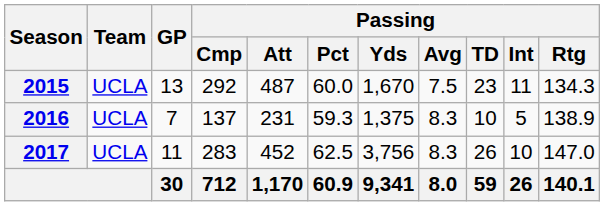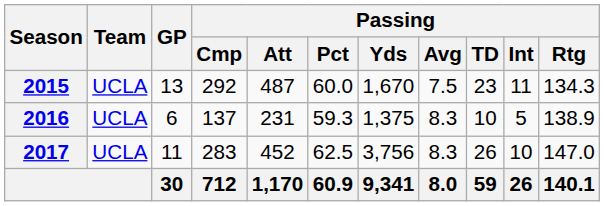(172, 119) 7 -> (172, 119) 6
